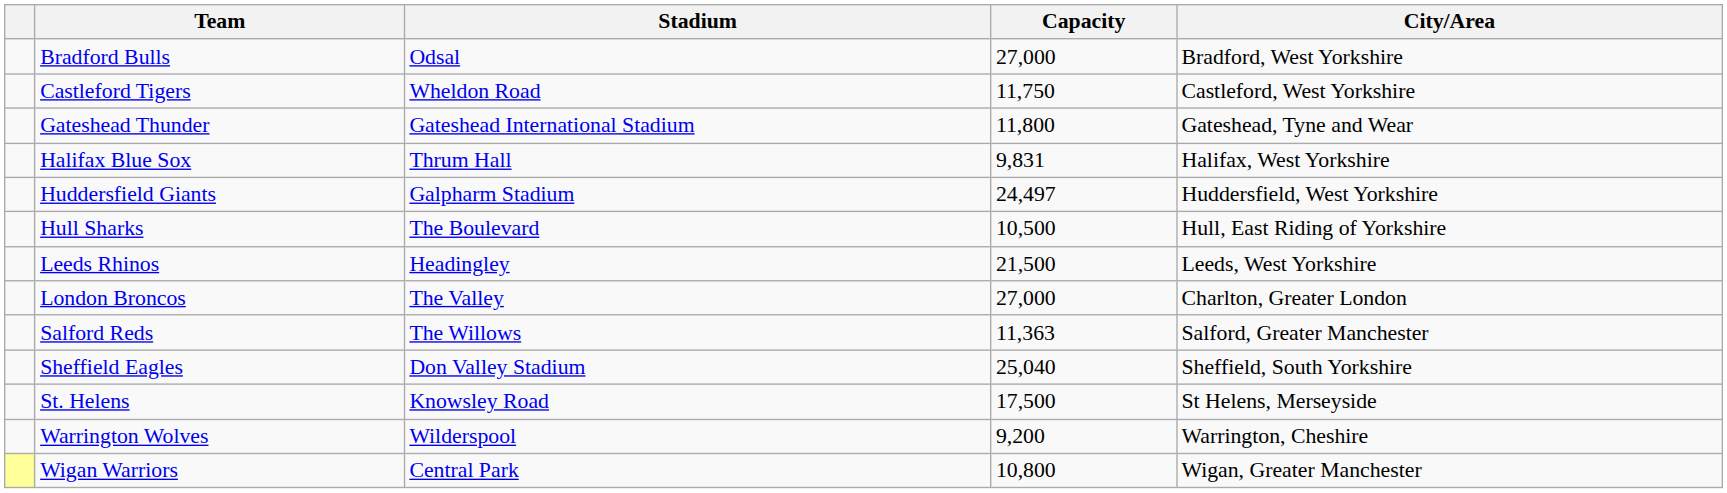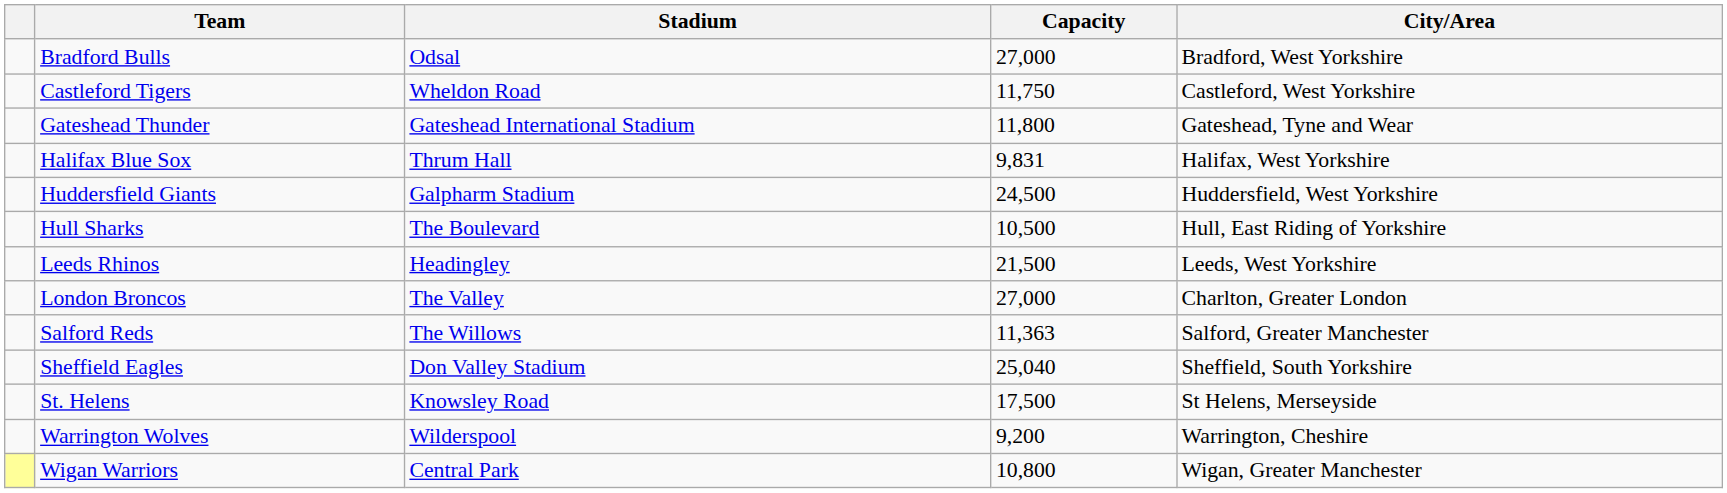(1026, 194) 24,497 -> (1026, 194) 24,500
